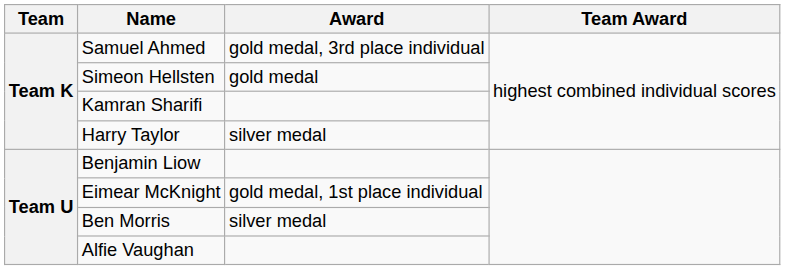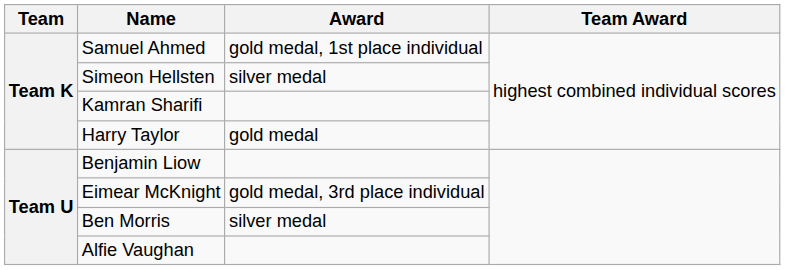(357, 47) gold medal, 3rd place individual -> (356, 47) gold medal, 1st place individual
(274, 76) gold medal -> (278, 76) silver medal
(278, 134) silver medal -> (274, 134) gold medal
(356, 192) gold medal, 1st place individual -> (357, 192) gold medal, 3rd place individual
